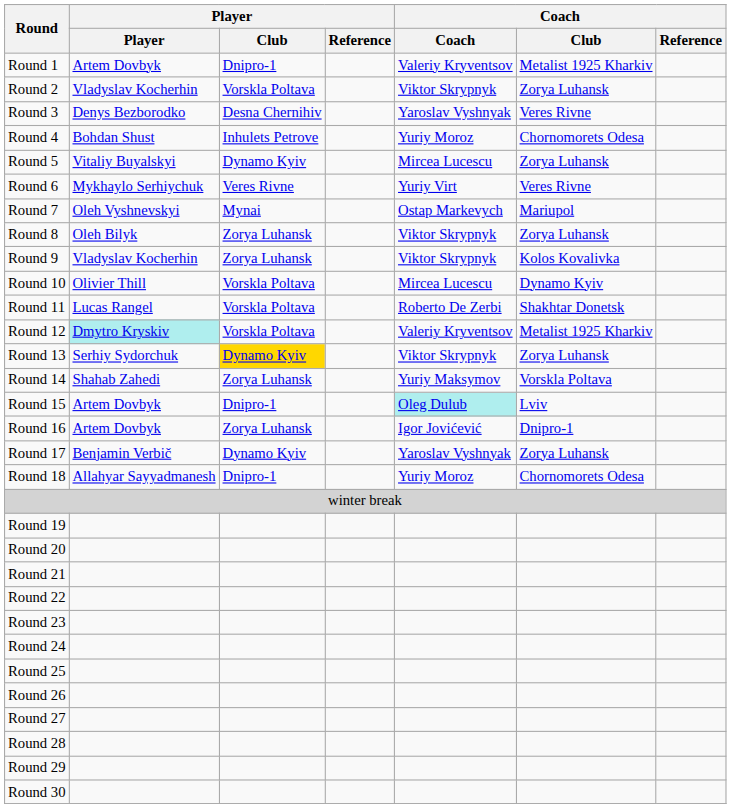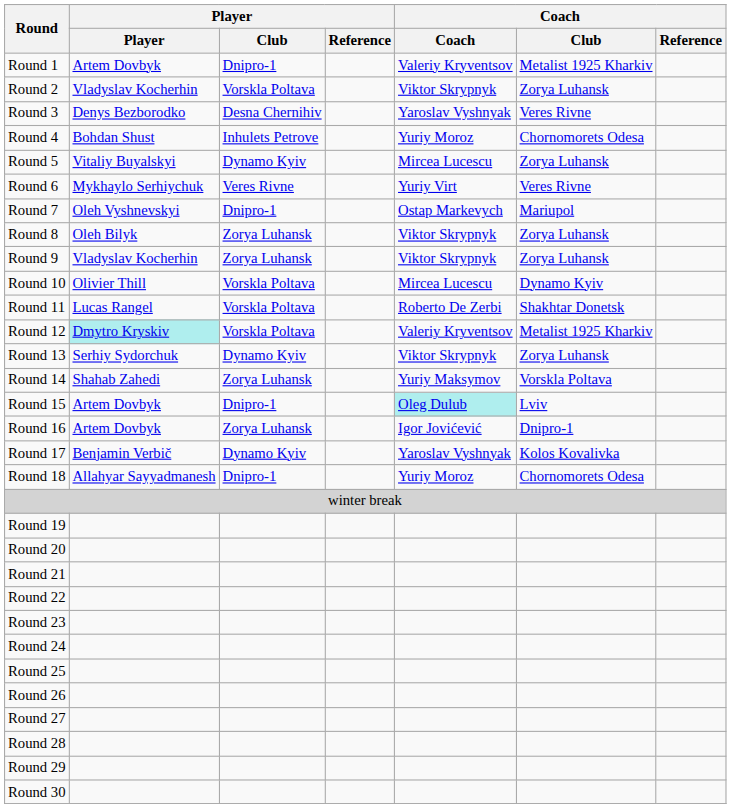(242, 210) Mynai -> (249, 210) Dnipro-1
(570, 258) Kolos Kovalivka -> (564, 258) Zorya Luhansk
(264, 355) gold background -> (264, 355) no background
(564, 452) Zorya Luhansk -> (570, 452) Kolos Kovalivka
